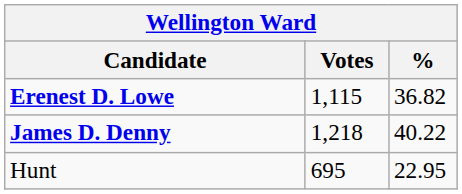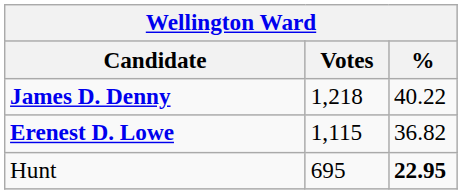rows swapped: (90, 133) <-> (92, 96)
(420, 170) normal -> (420, 170) bold
